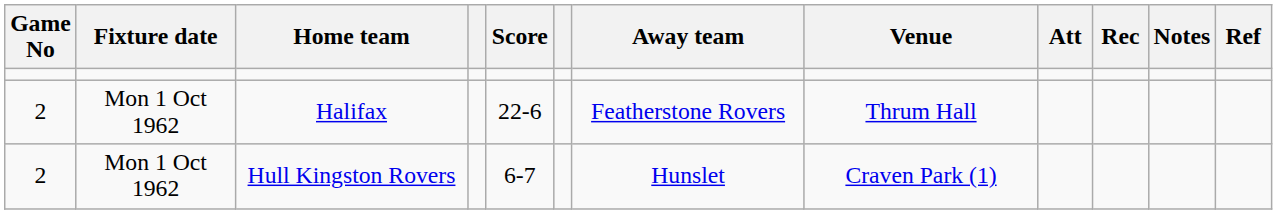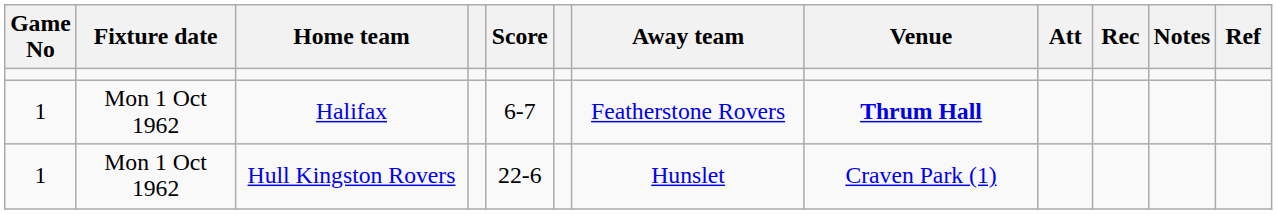(40, 111) 2 -> (40, 111) 1
(520, 111) 22-6 -> (520, 111) 6-7
(921, 111) normal -> (921, 111) bold
(40, 175) 2 -> (40, 175) 1
(520, 175) 6-7 -> (520, 175) 22-6
